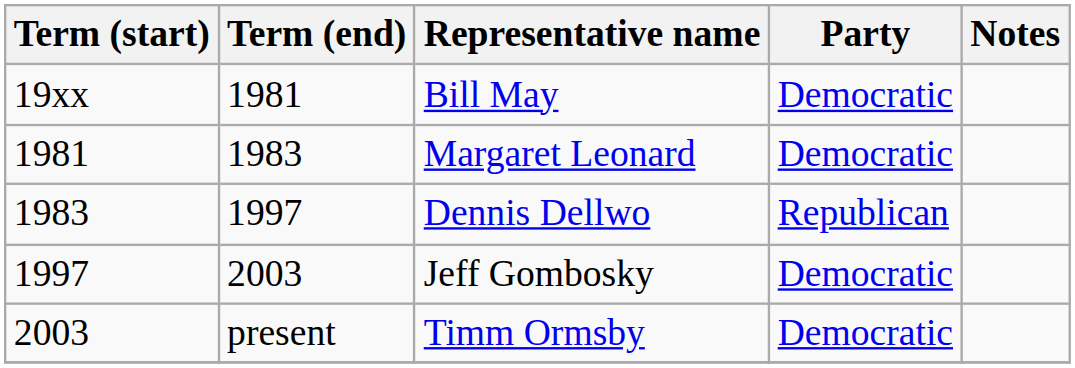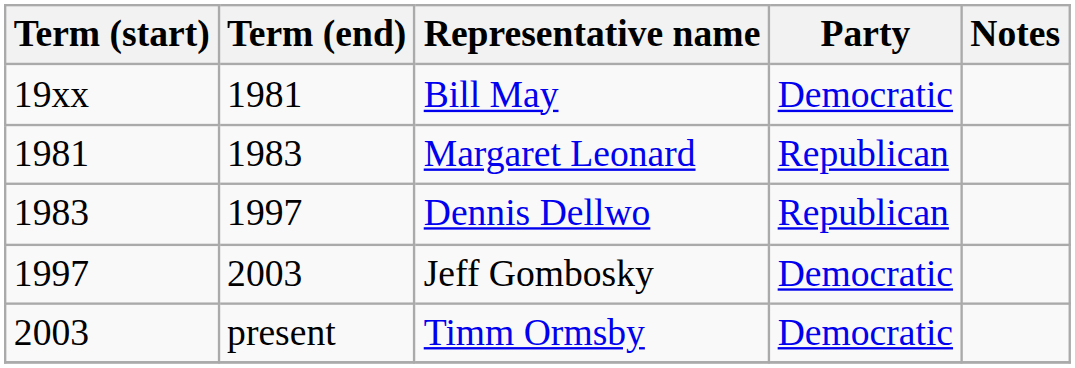(865, 153) Democratic -> (863, 153) Republican
